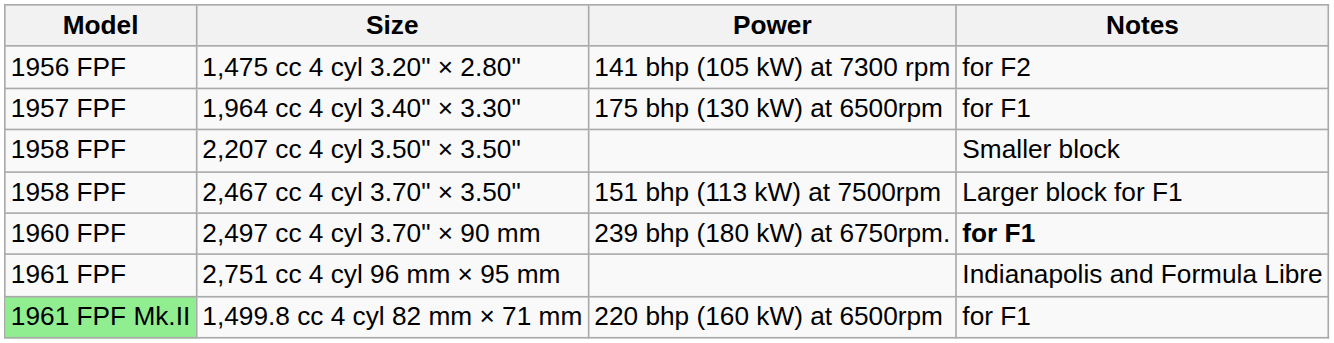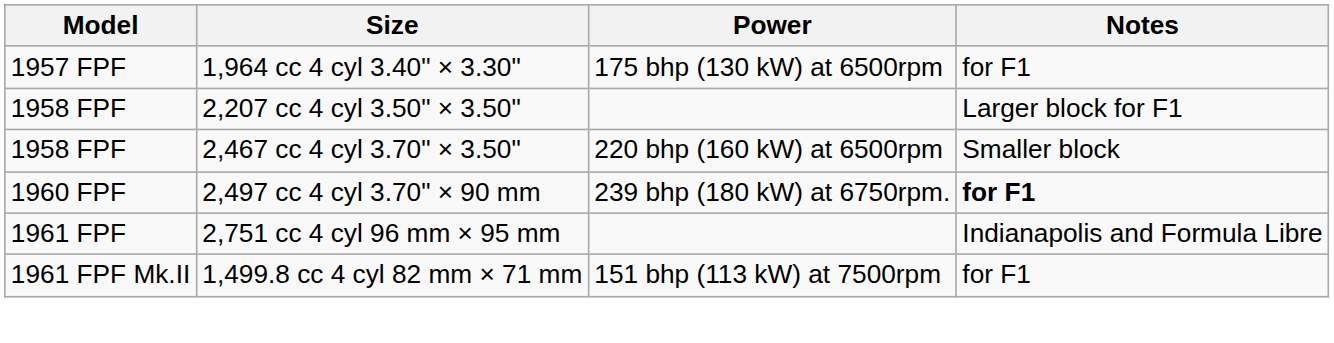- row: (362, 66)
(1041, 150) Smaller block -> (1072, 108) Larger block for F1
(768, 191) 151 bhp (113 kW) at 7500rpm -> (769, 150) 220 bhp (160 kW) at 6500rpm
(1072, 191) Larger block for F1 -> (1041, 150) Smaller block
(101, 316) lightgreen background -> (101, 274) no background
(769, 316) 220 bhp (160 kW) at 6500rpm -> (768, 274) 151 bhp (113 kW) at 7500rpm
